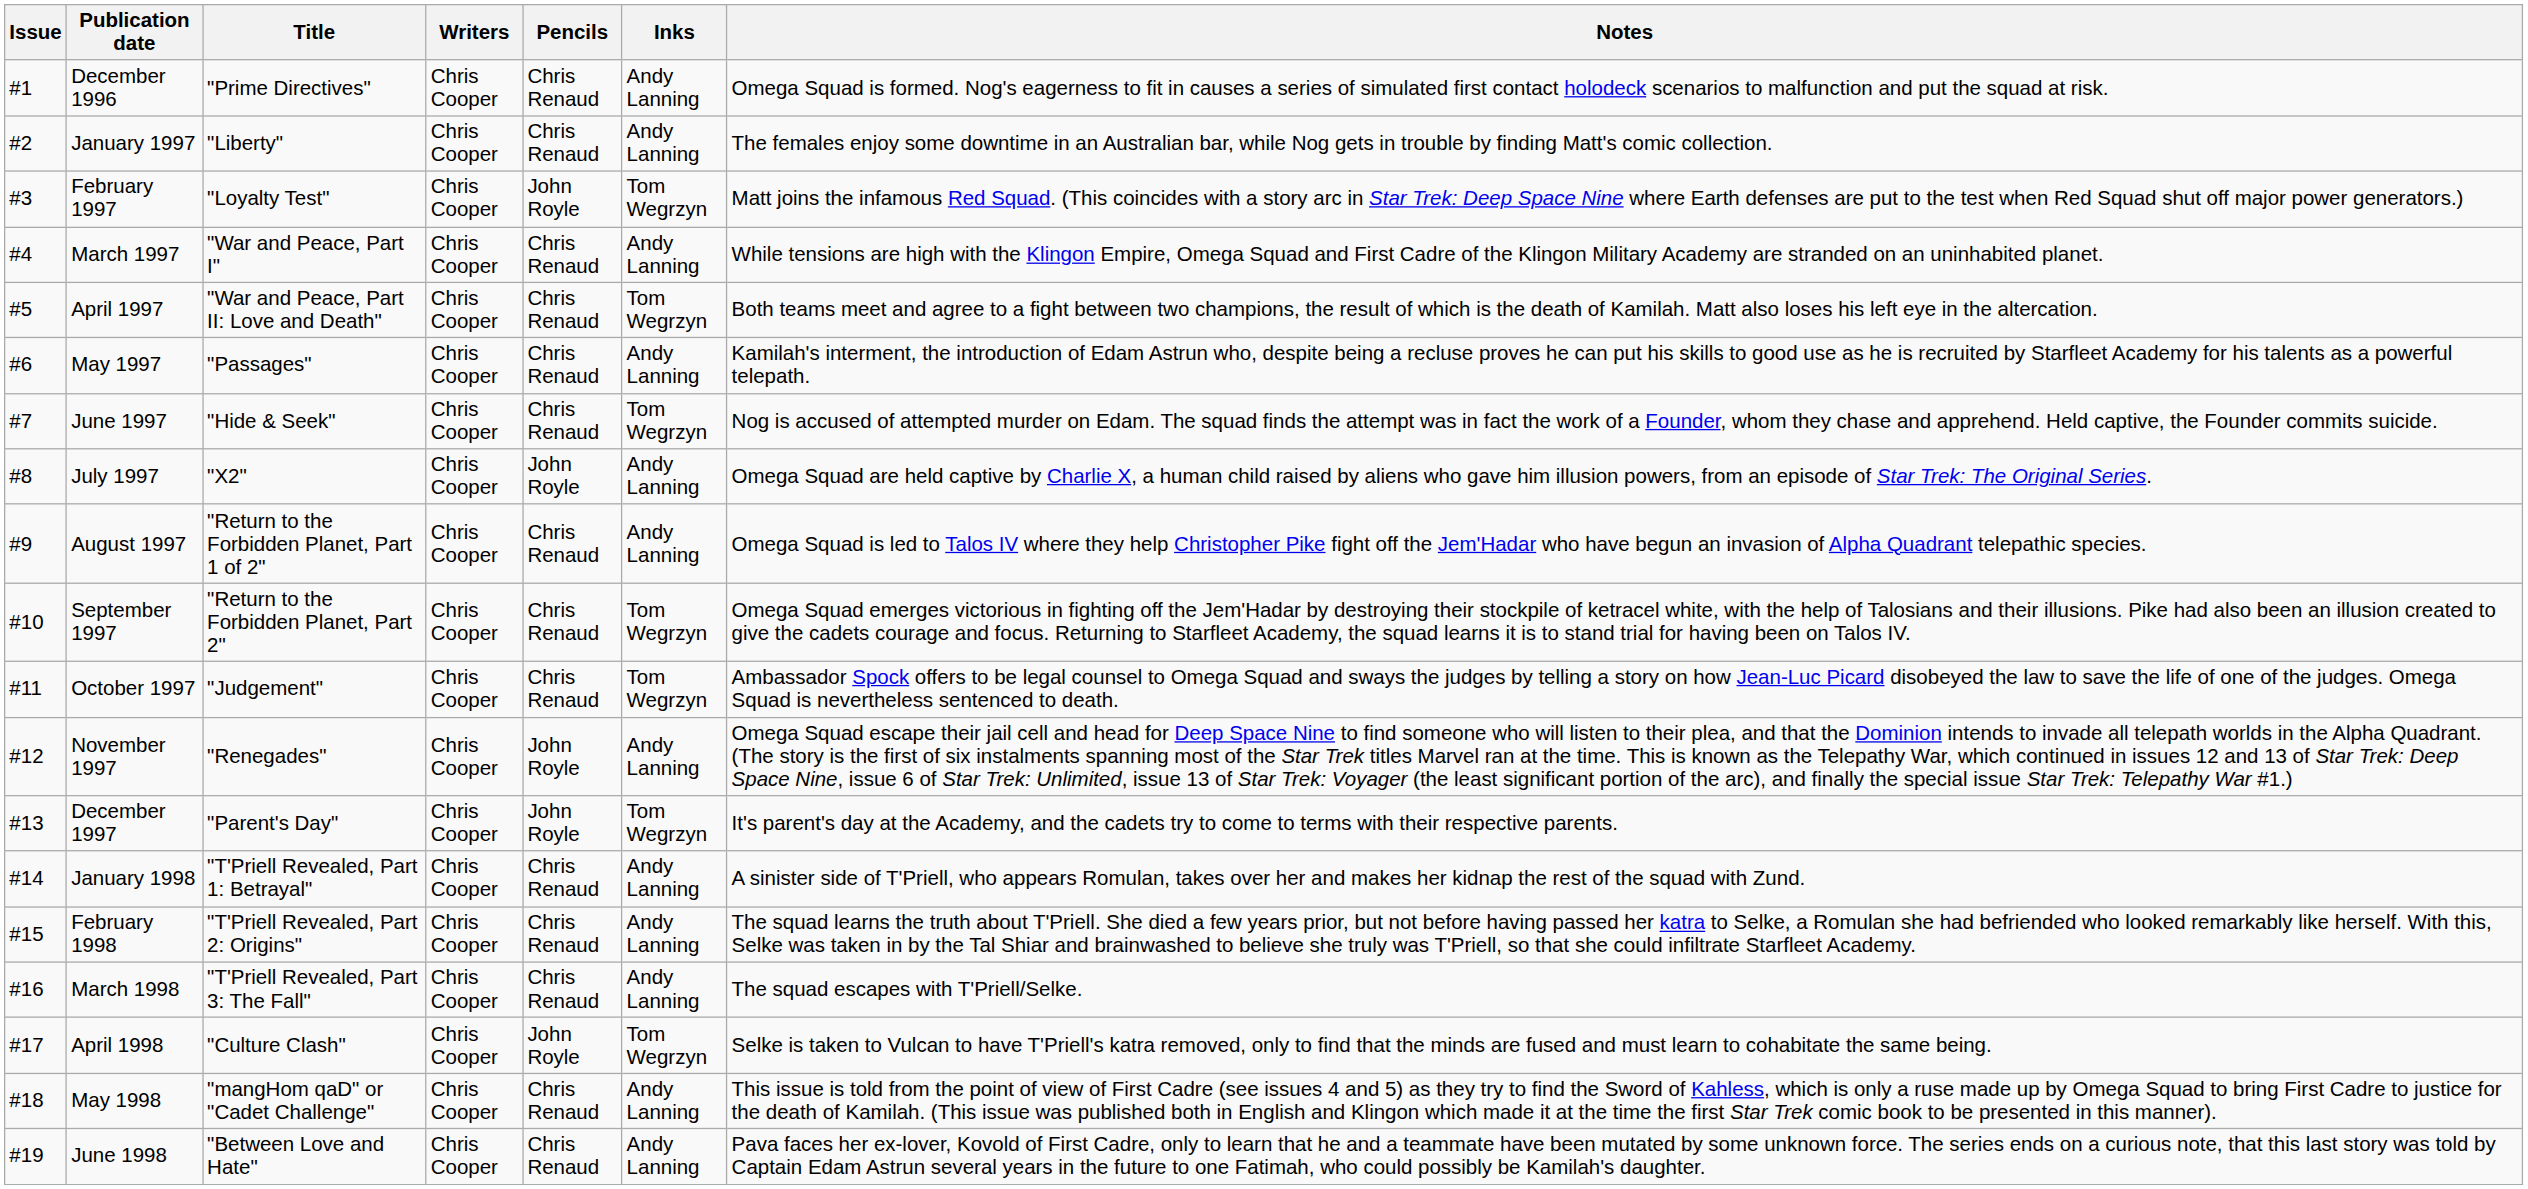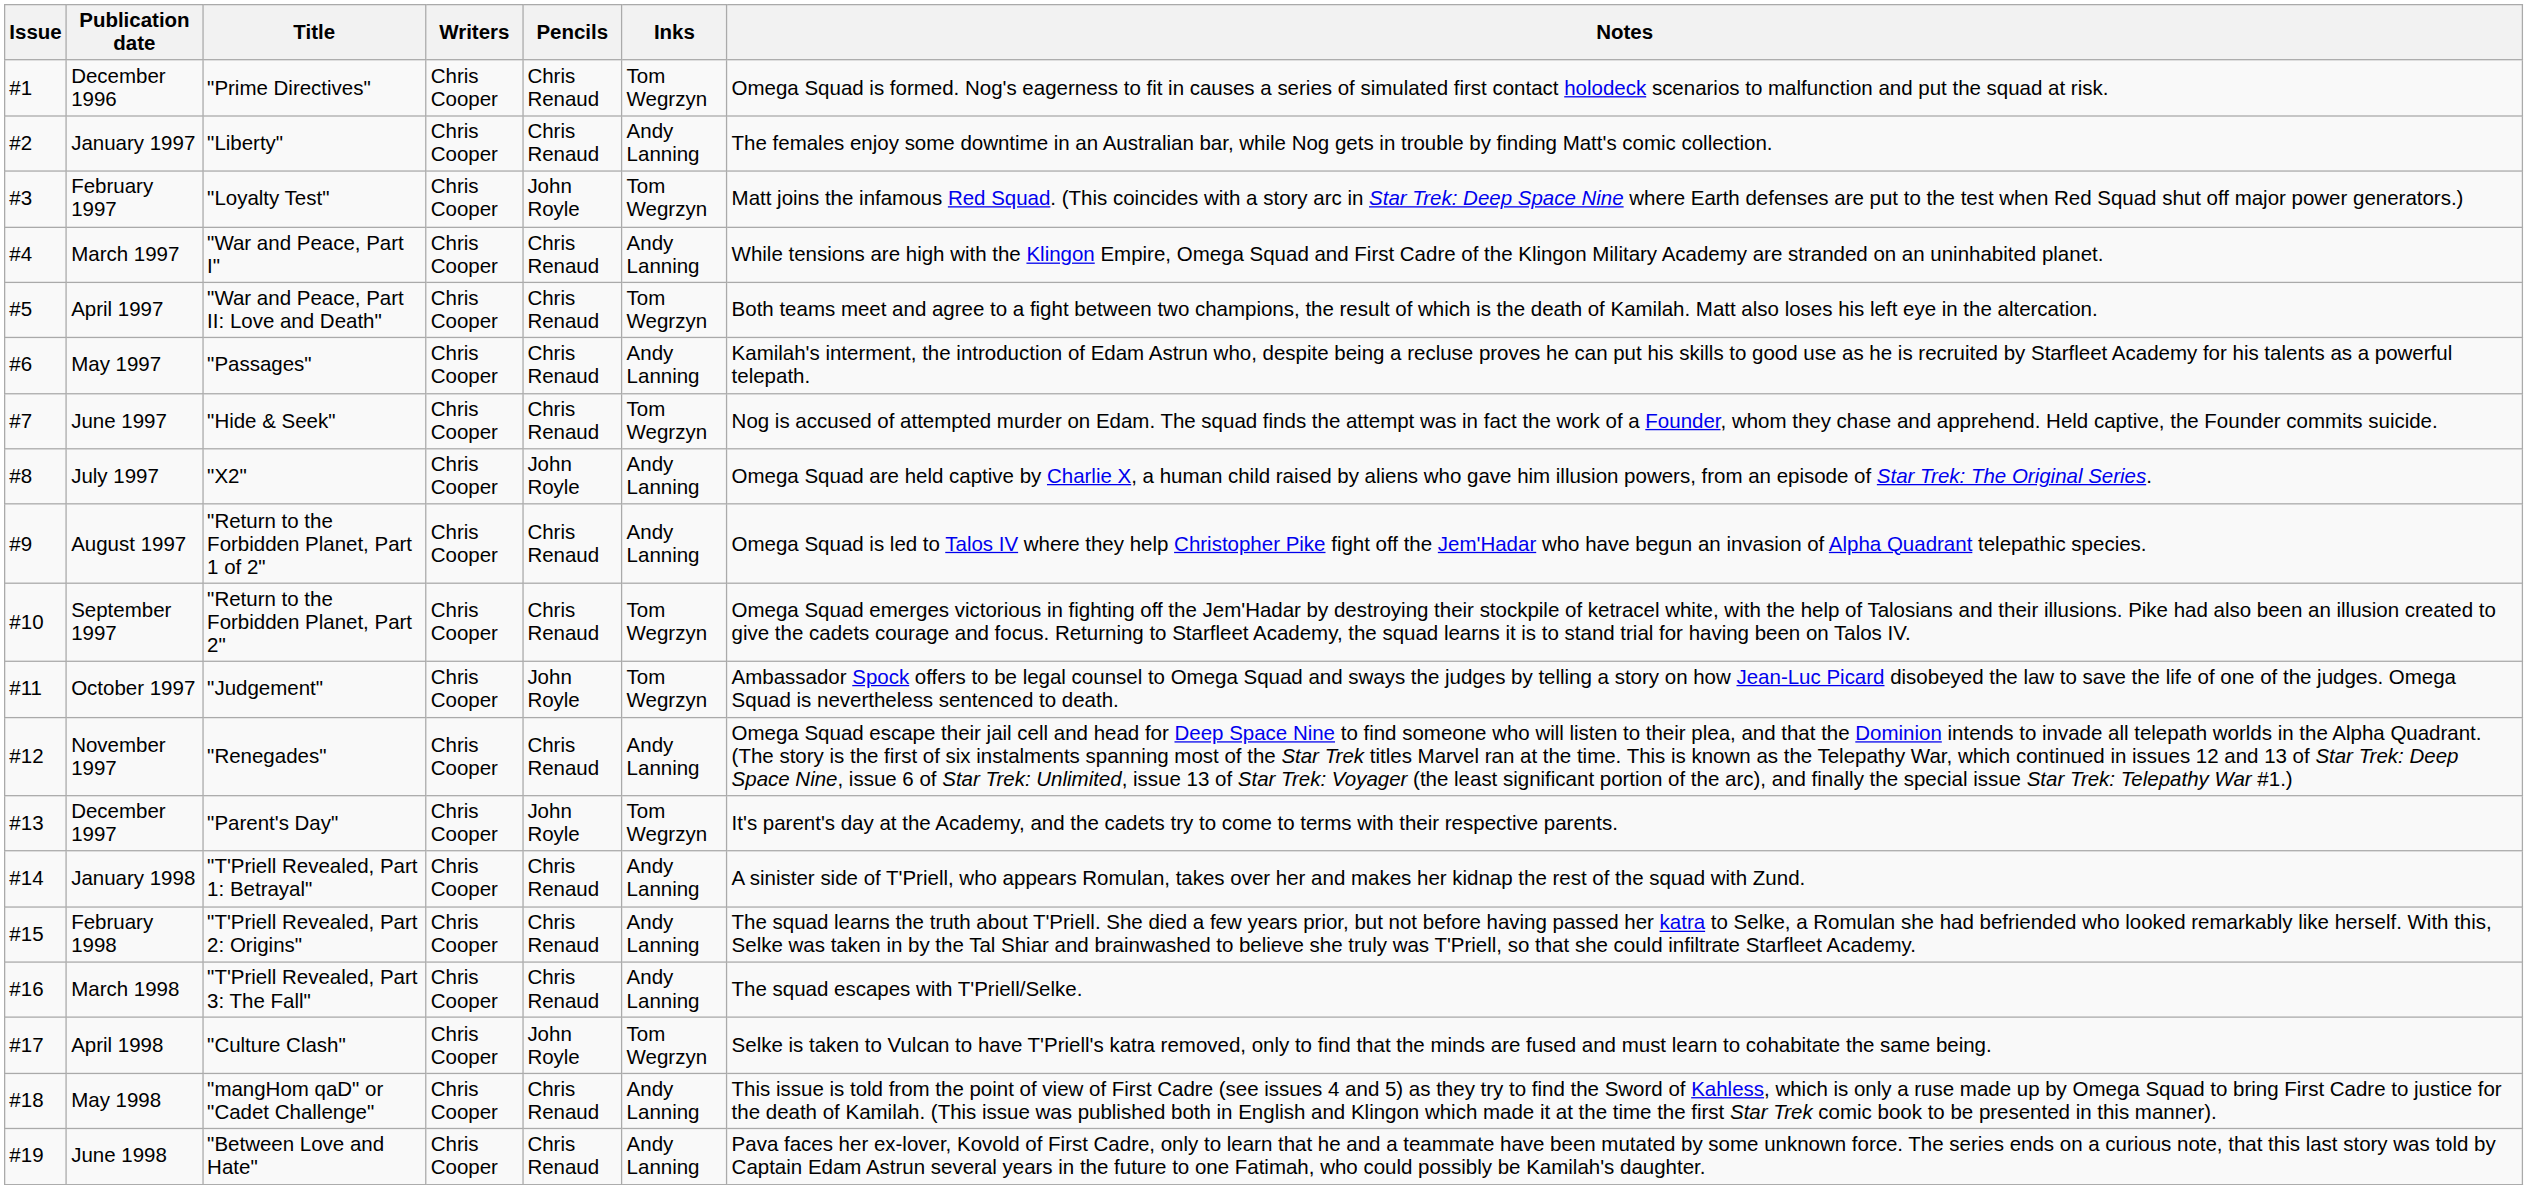(663, 87) Andy Lanning -> (667, 87) Tom Wegrzyn
(563, 689) Chris Renaud -> (554, 689) John Royle
(554, 756) John Royle -> (563, 756) Chris Renaud
